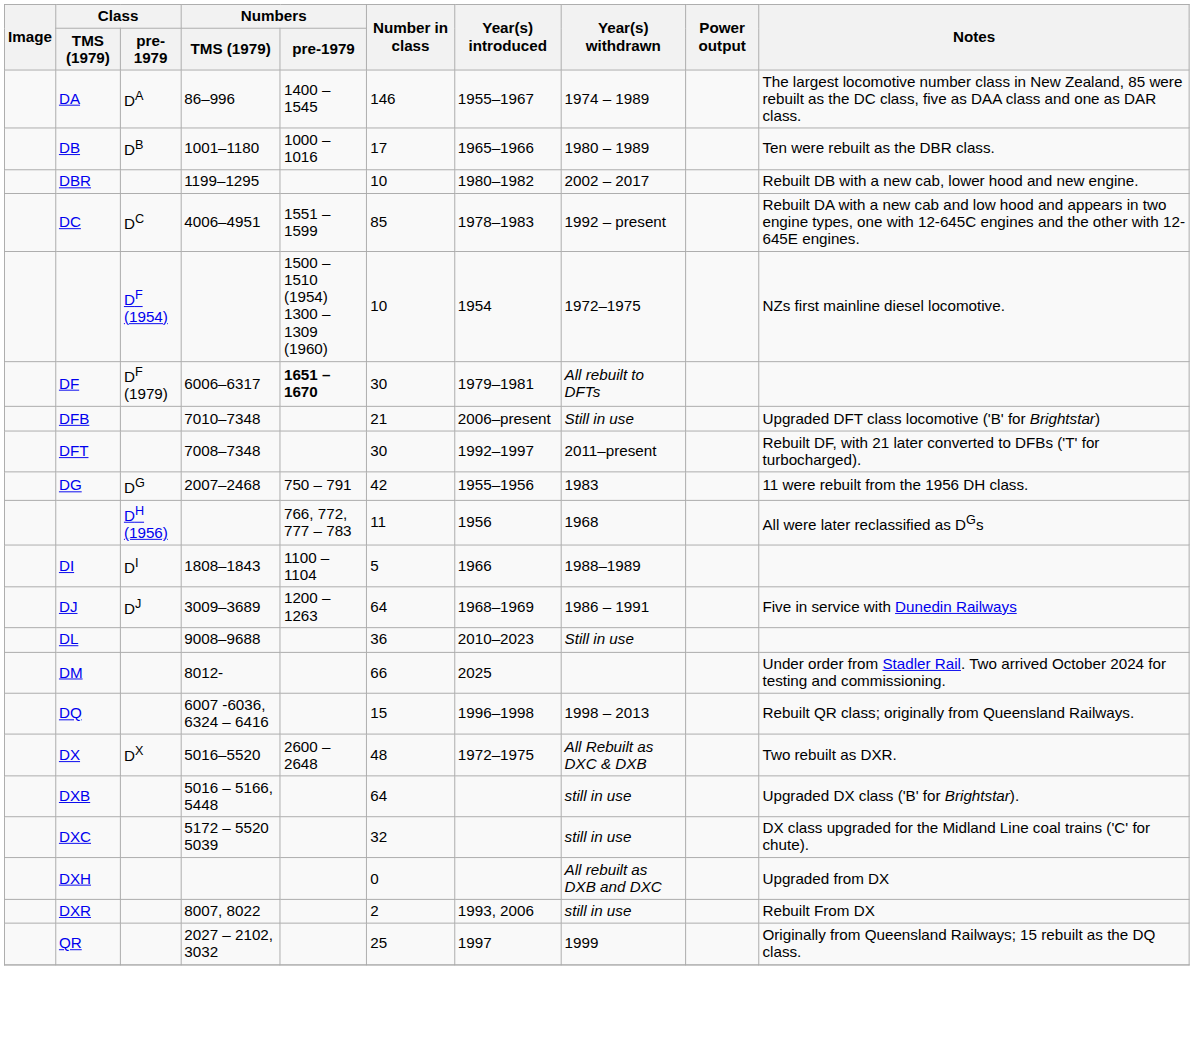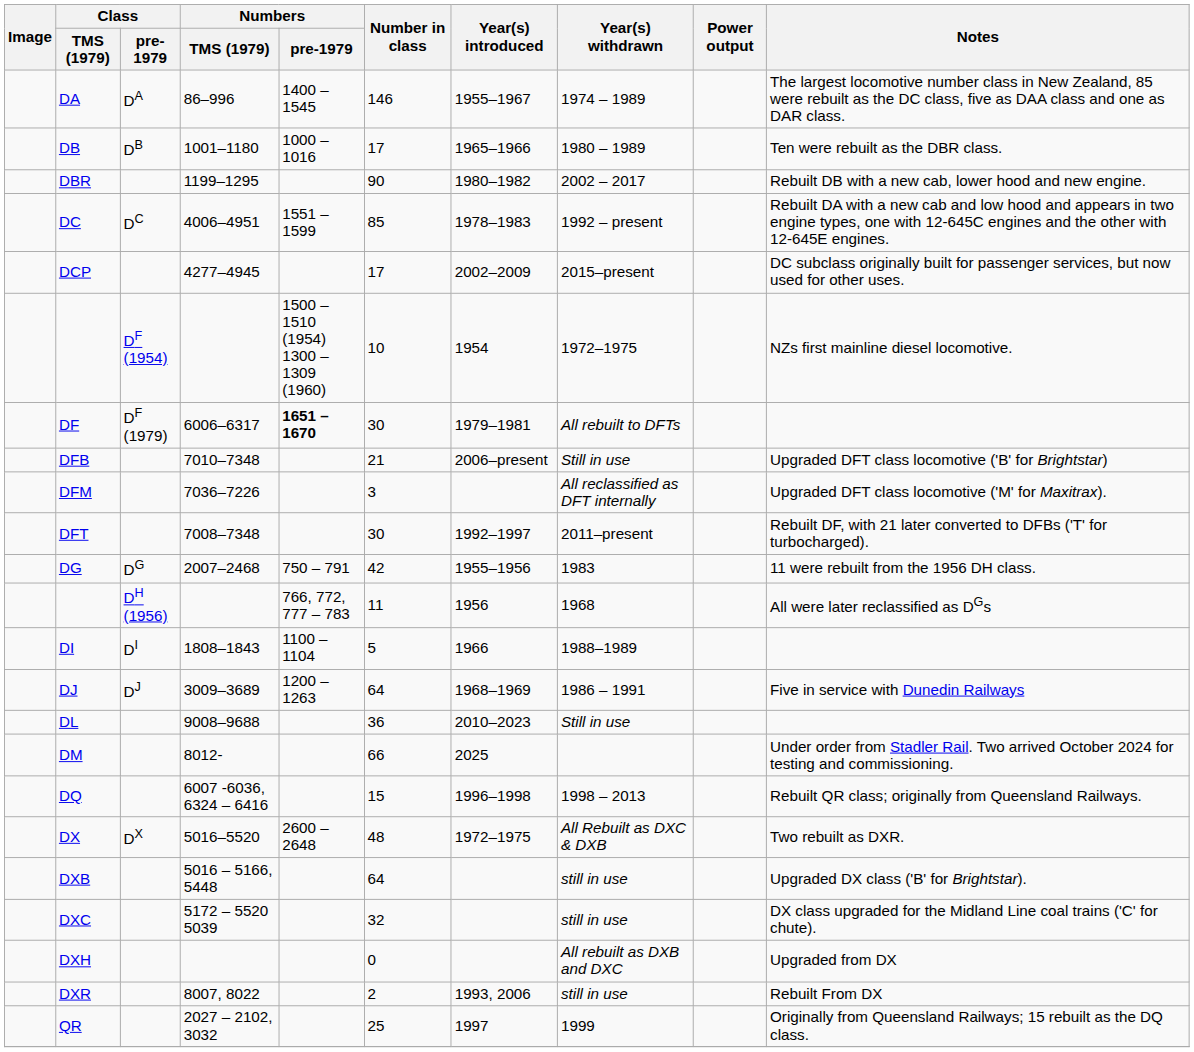(379, 181) 10 -> (376, 181) 90
+ row: (75, 272)
+ row: (75, 492)
